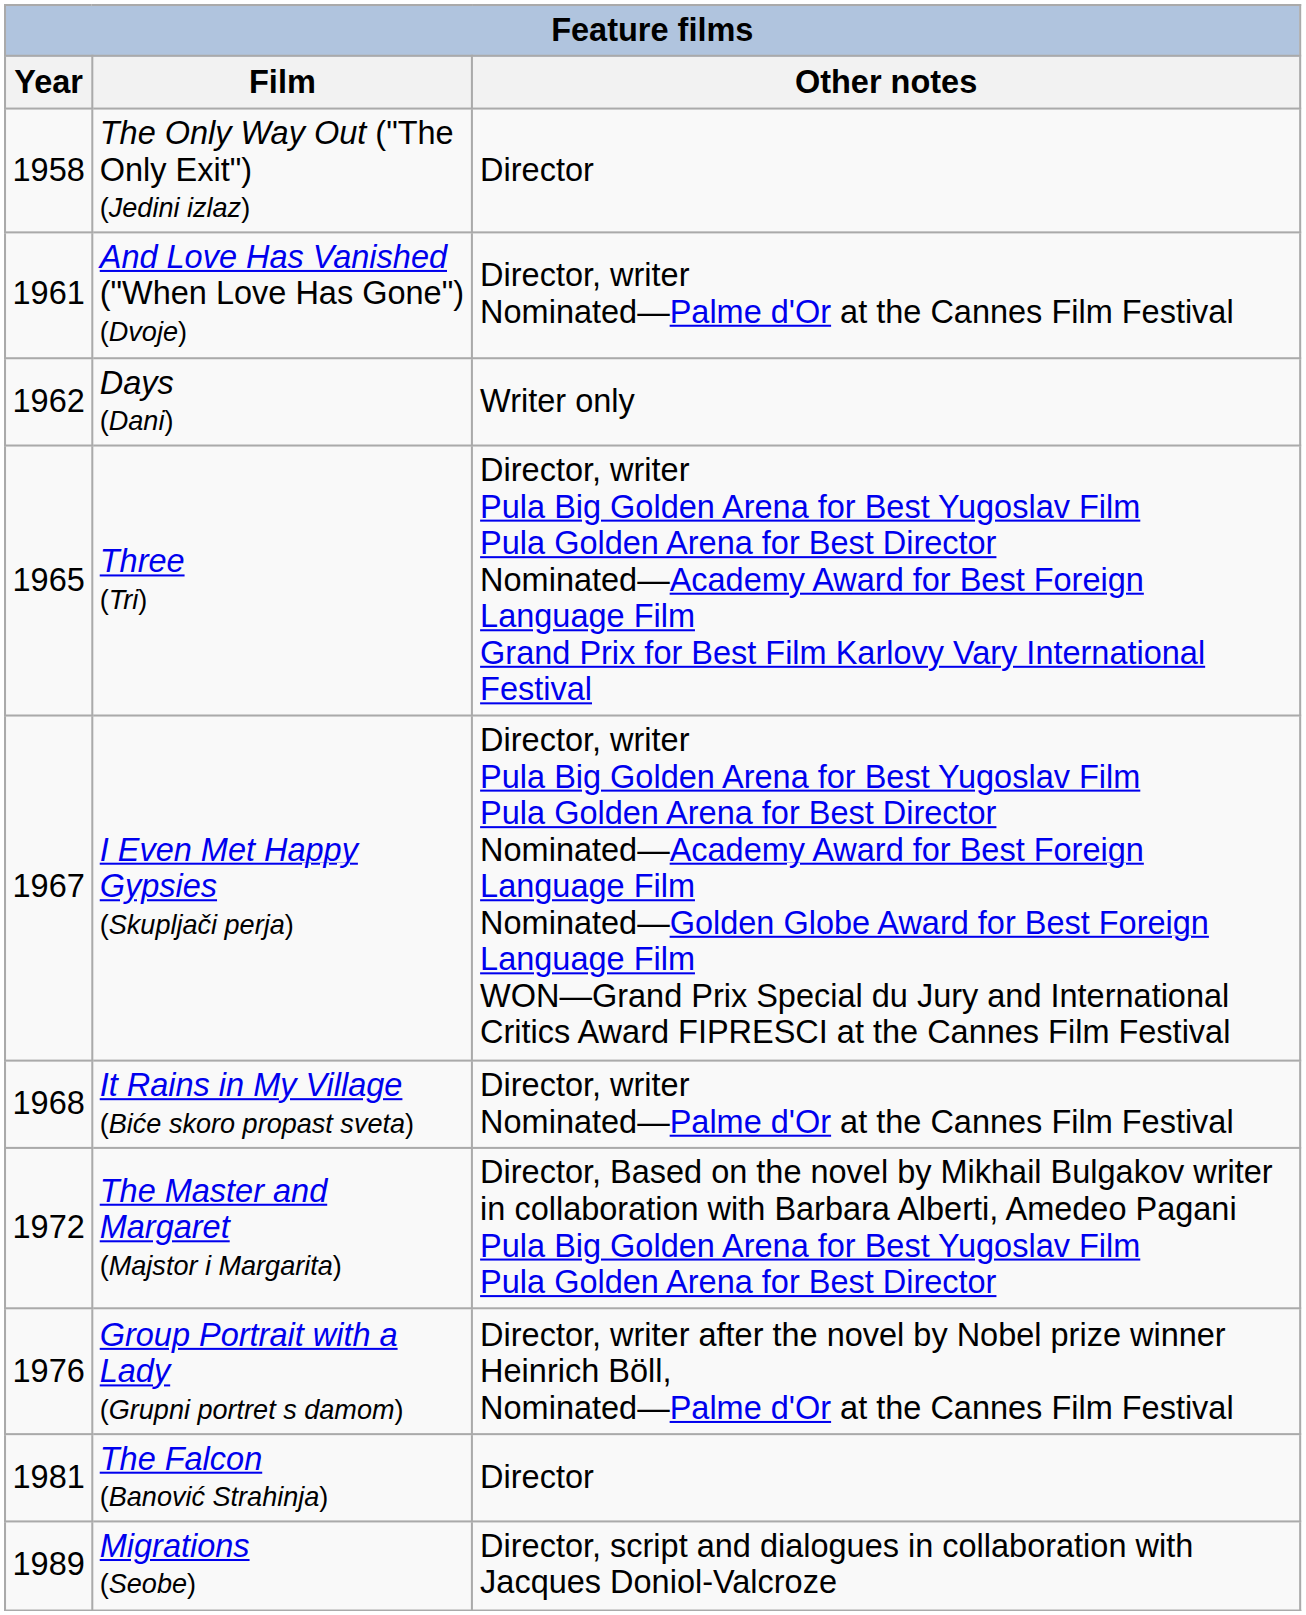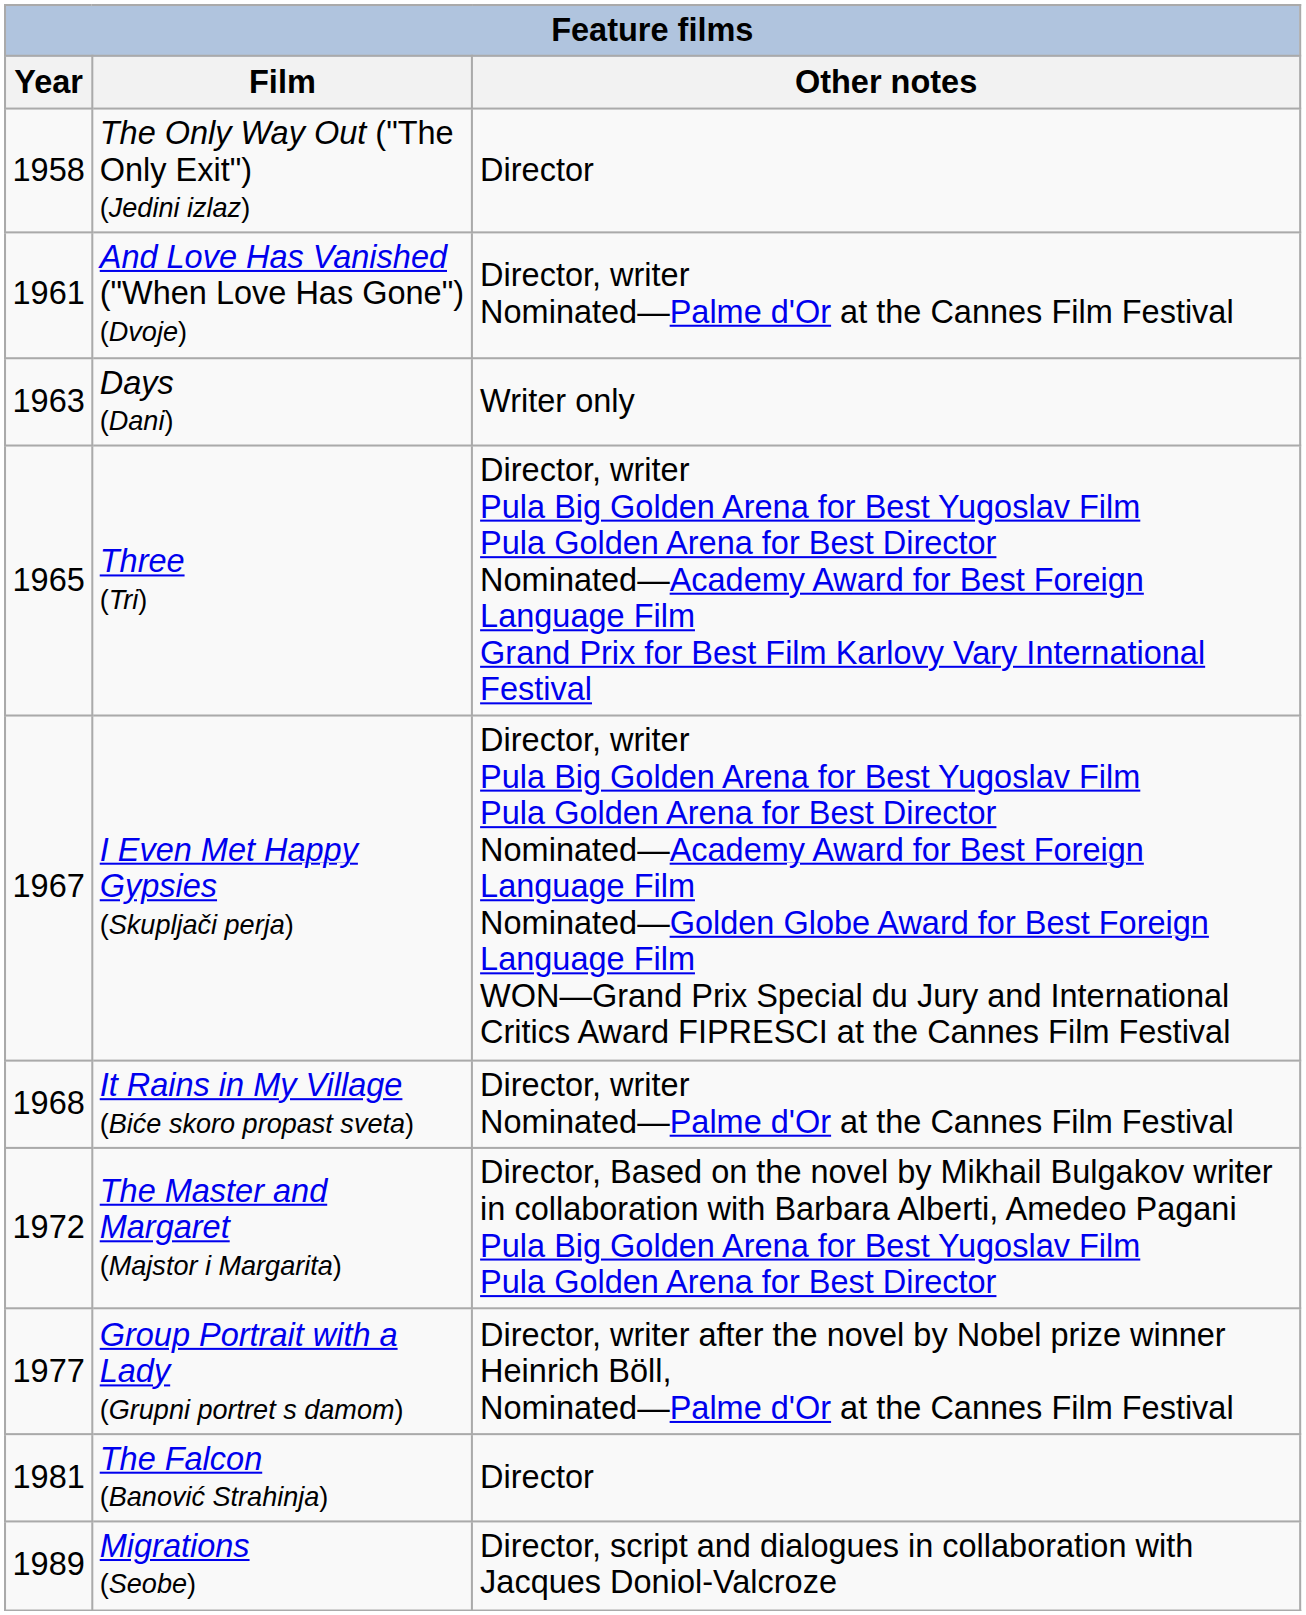(49, 400) 1962 -> (49, 400) 1963
(49, 1370) 1976 -> (49, 1370) 1977
